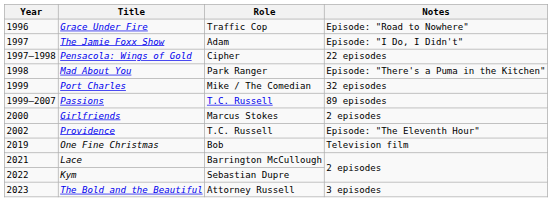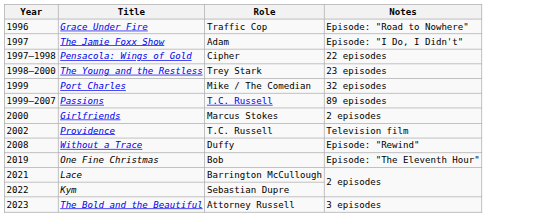- row: (96, 71)
+ row: (131, 71)
(403, 130) Episode: "The Eleventh Hour" -> (367, 130) Television film
+ row: (101, 145)
(367, 145) Television film -> (403, 160) Episode: "The Eleventh Hour"
